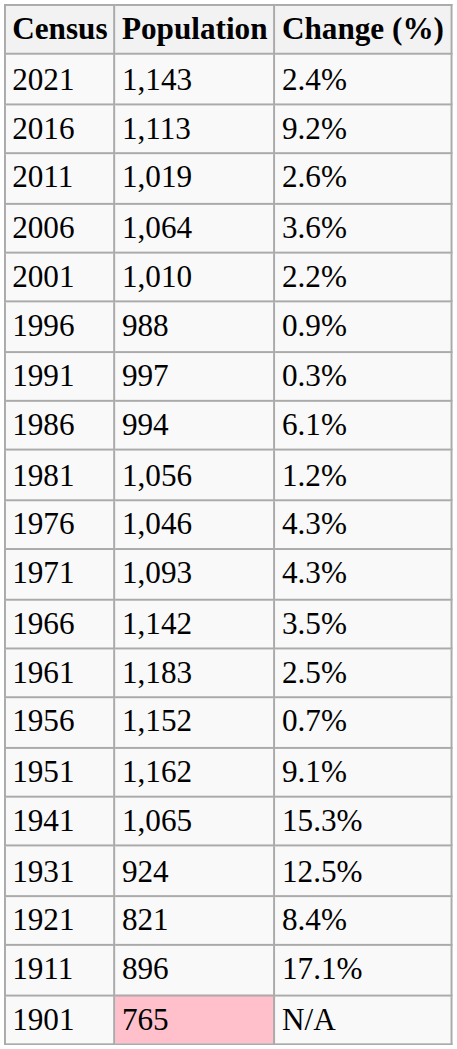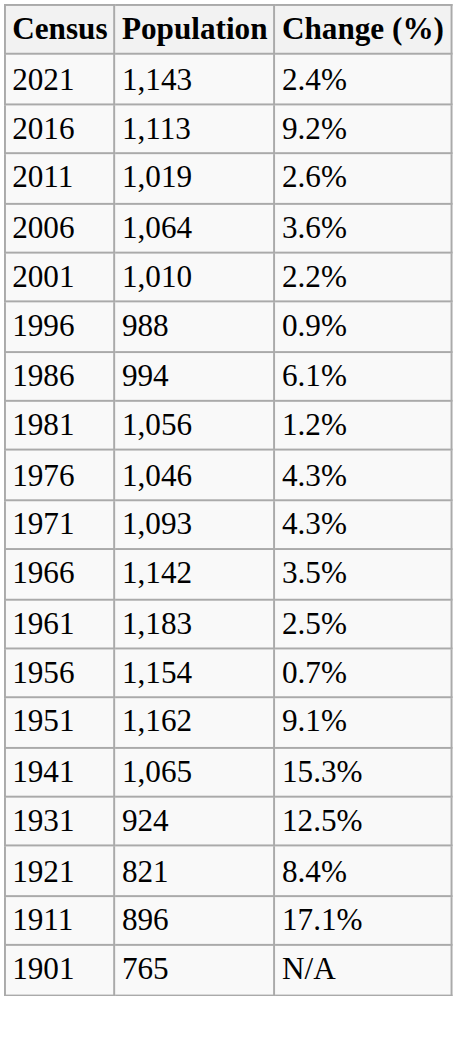- row: (43, 375)
(157, 721) 1,152 -> (157, 672) 1,154
(145, 1018) pink background -> (145, 969) no background
